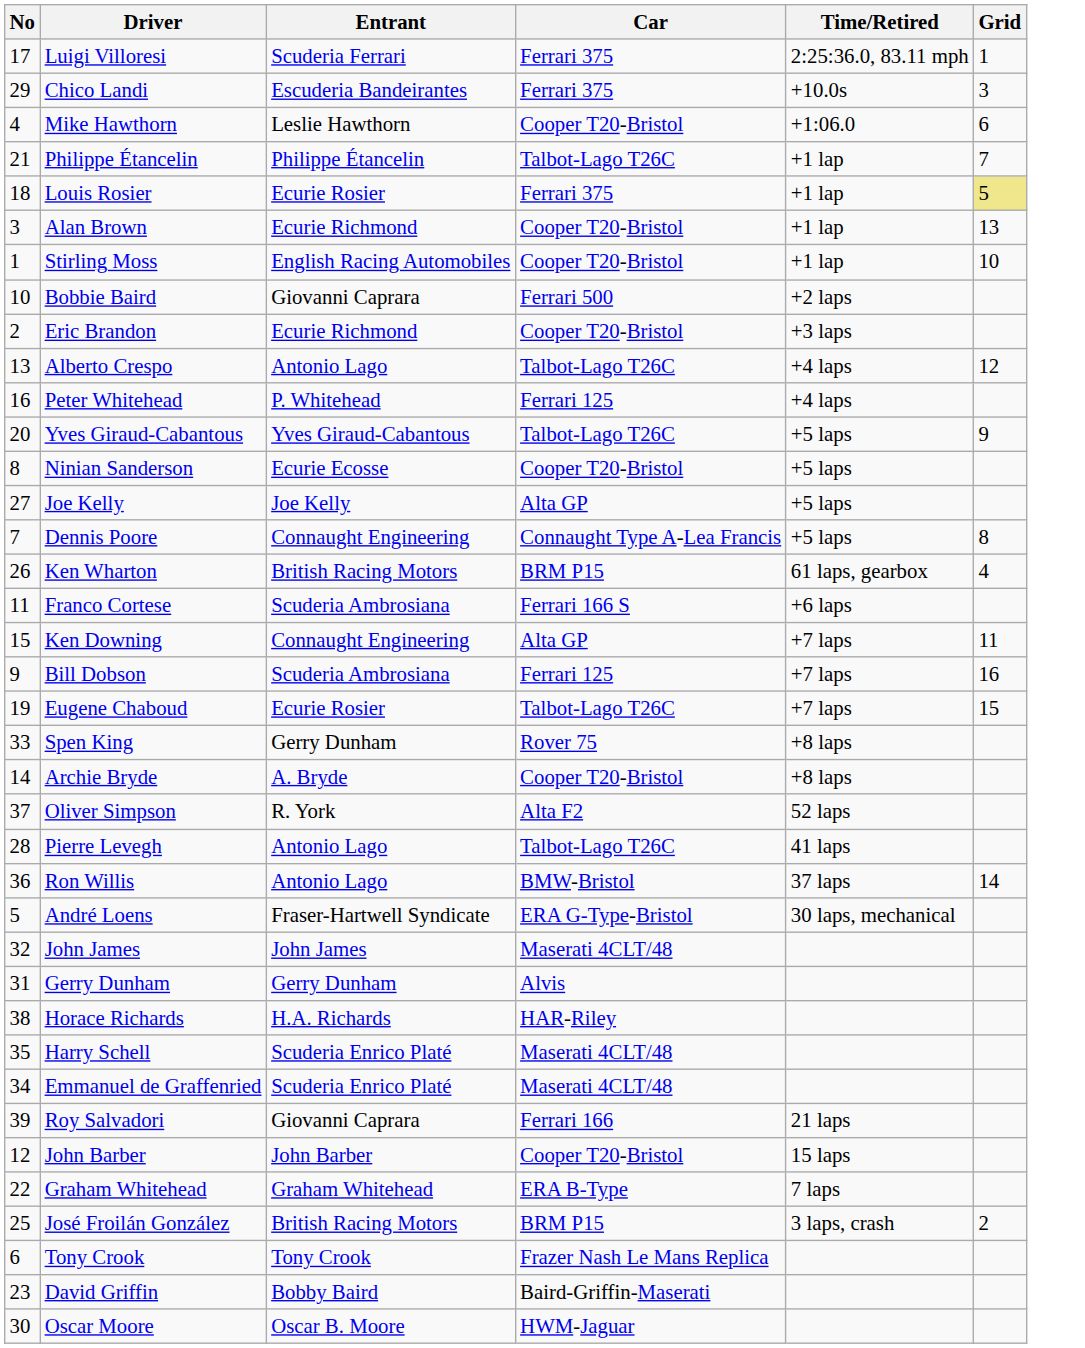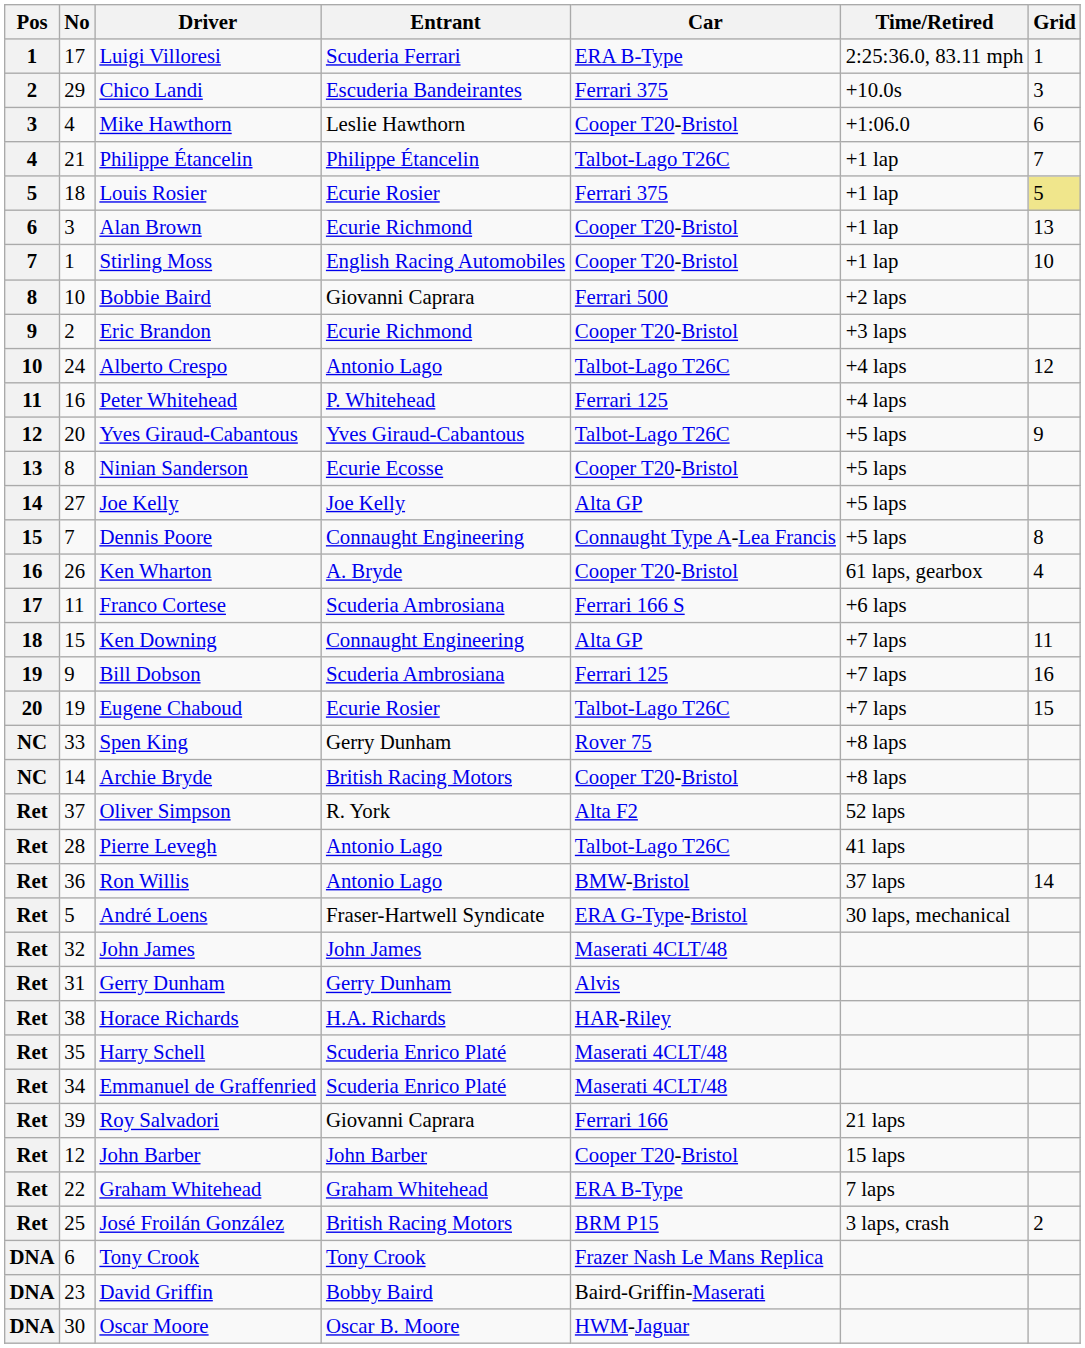+ column: (32, 21)
(567, 56) Ferrari 375 -> (629, 56) ERA B-Type
(20, 365) 13 -> (75, 365) 24
(364, 571) British Racing Motors -> (364, 571) A. Bryde
(562, 571) BRM P15 -> (656, 571) Cooper T20-Bristol
(309, 777) A. Bryde -> (419, 777) British Racing Motors
